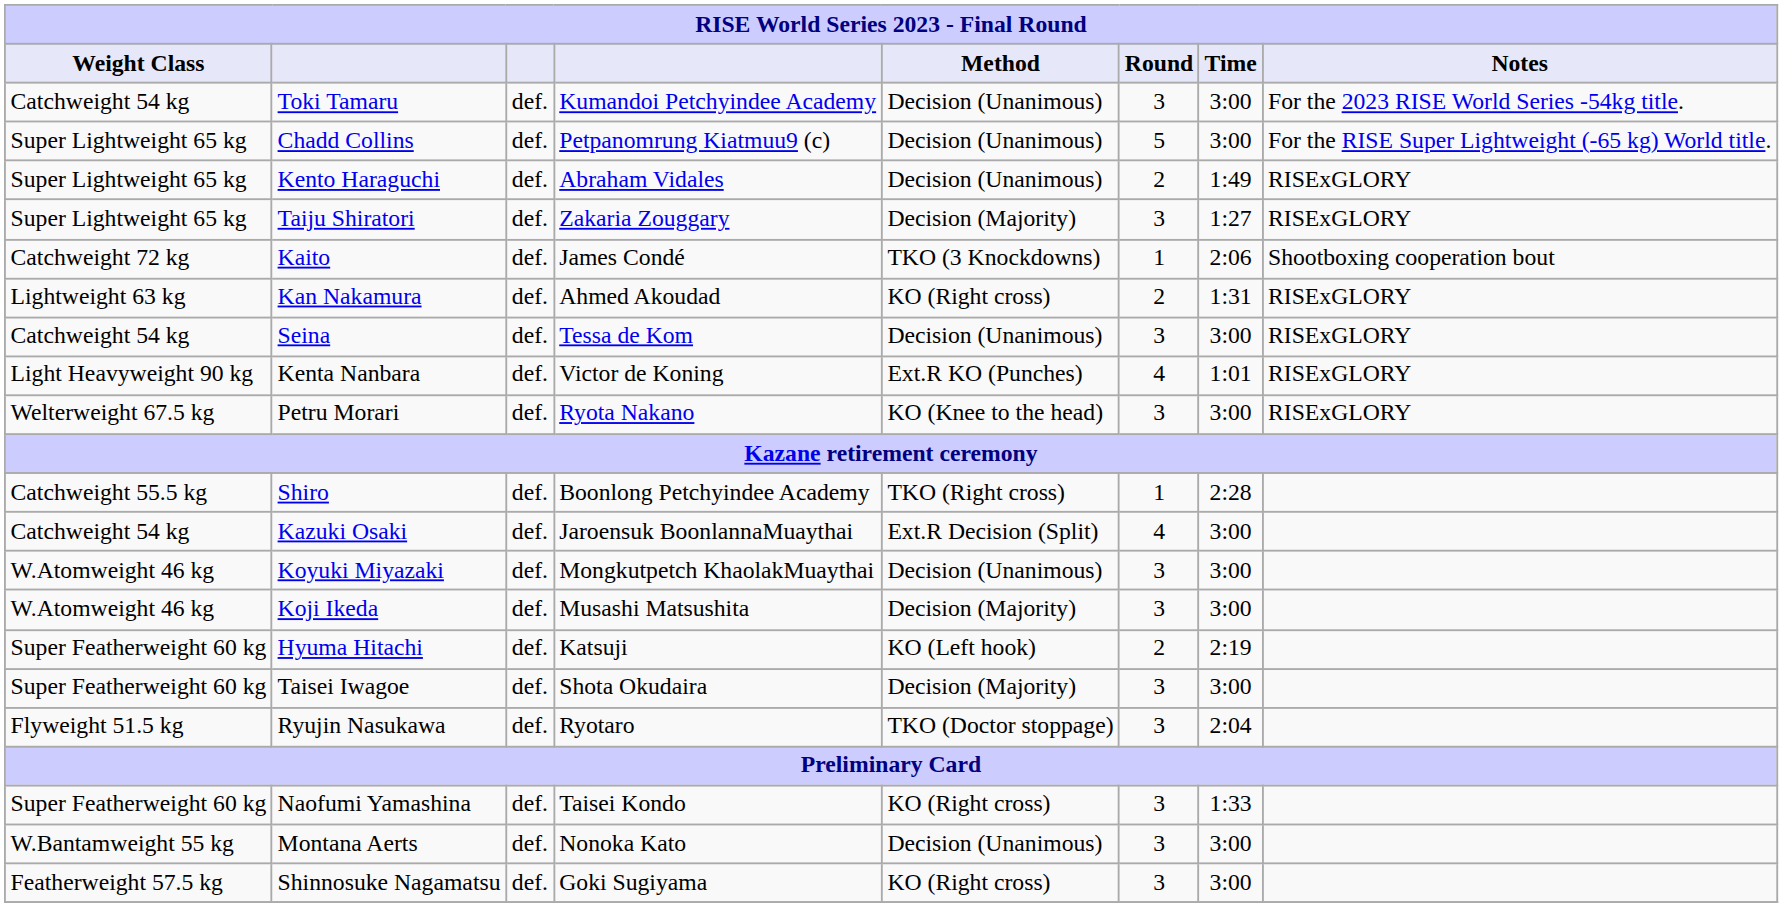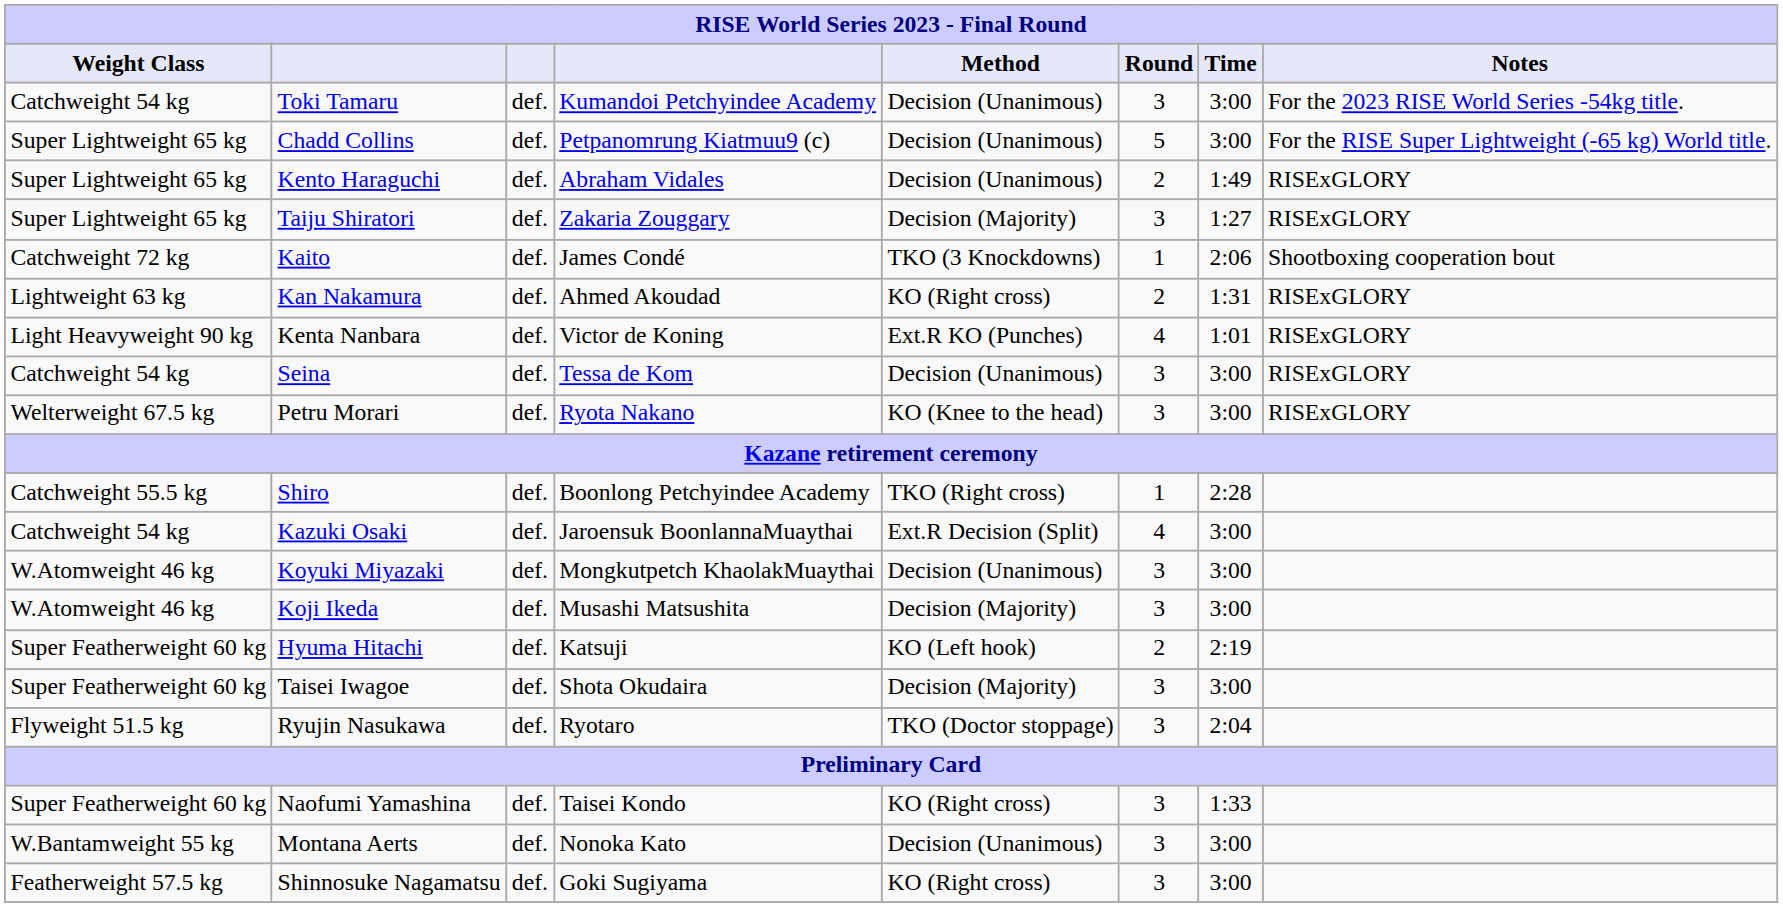rows swapped: (349, 375) <-> (304, 335)
